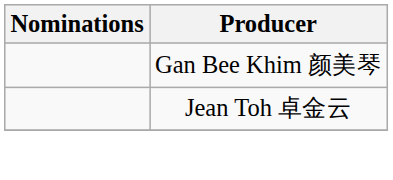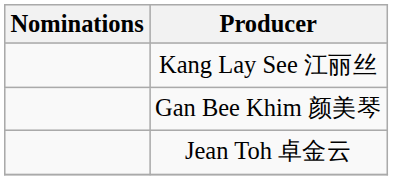+ row: (268, 64)
